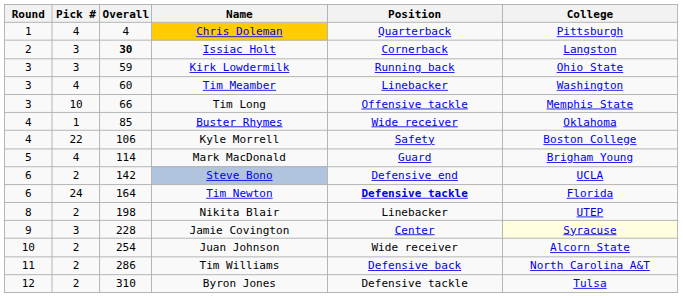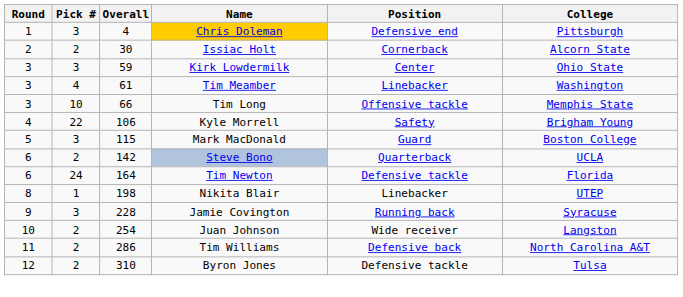(76, 31) 4 -> (76, 31) 3
(415, 31) Quarterback -> (415, 31) Defensive end
(76, 49) 3 -> (76, 49) 2
(126, 49) bold -> (126, 49) normal
(590, 49) Langston -> (590, 49) Alcorn State
(415, 67) Running back -> (415, 67) Center
(126, 85) 60 -> (126, 85) 61
- row: (239, 121)
(590, 139) Boston College -> (590, 121) Brigham Young
(76, 158) 4 -> (76, 139) 3
(126, 158) 114 -> (126, 139) 115
(590, 158) Brigham Young -> (590, 139) Boston College
(415, 176) Defensive end -> (415, 158) Quarterback
(415, 194) bold -> (415, 176) normal
(76, 212) 2 -> (76, 194) 1
(415, 230) Center -> (415, 212) Running back
(590, 230) lightyellow background -> (590, 212) no background
(590, 248) Alcorn State -> (590, 230) Langston
